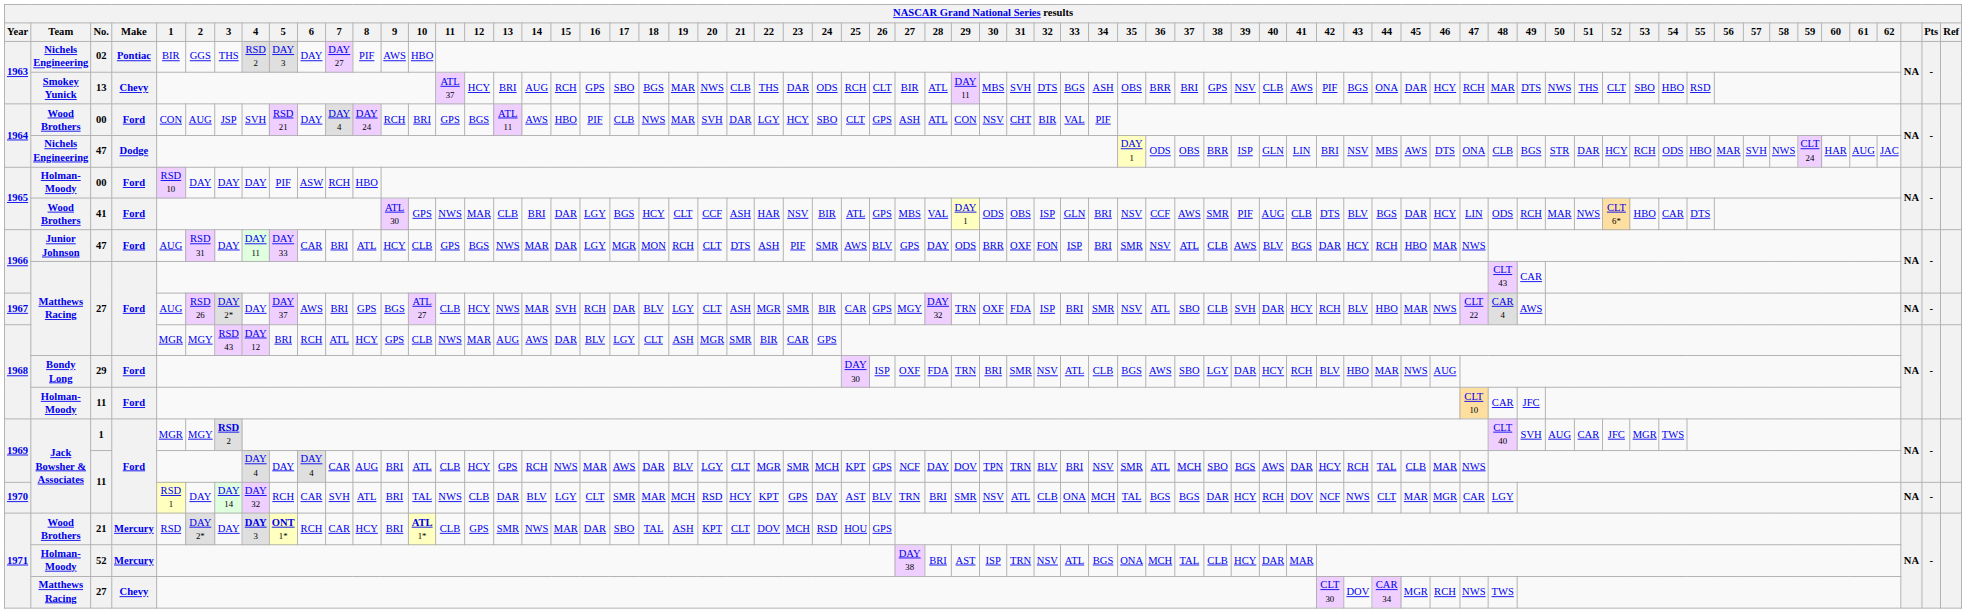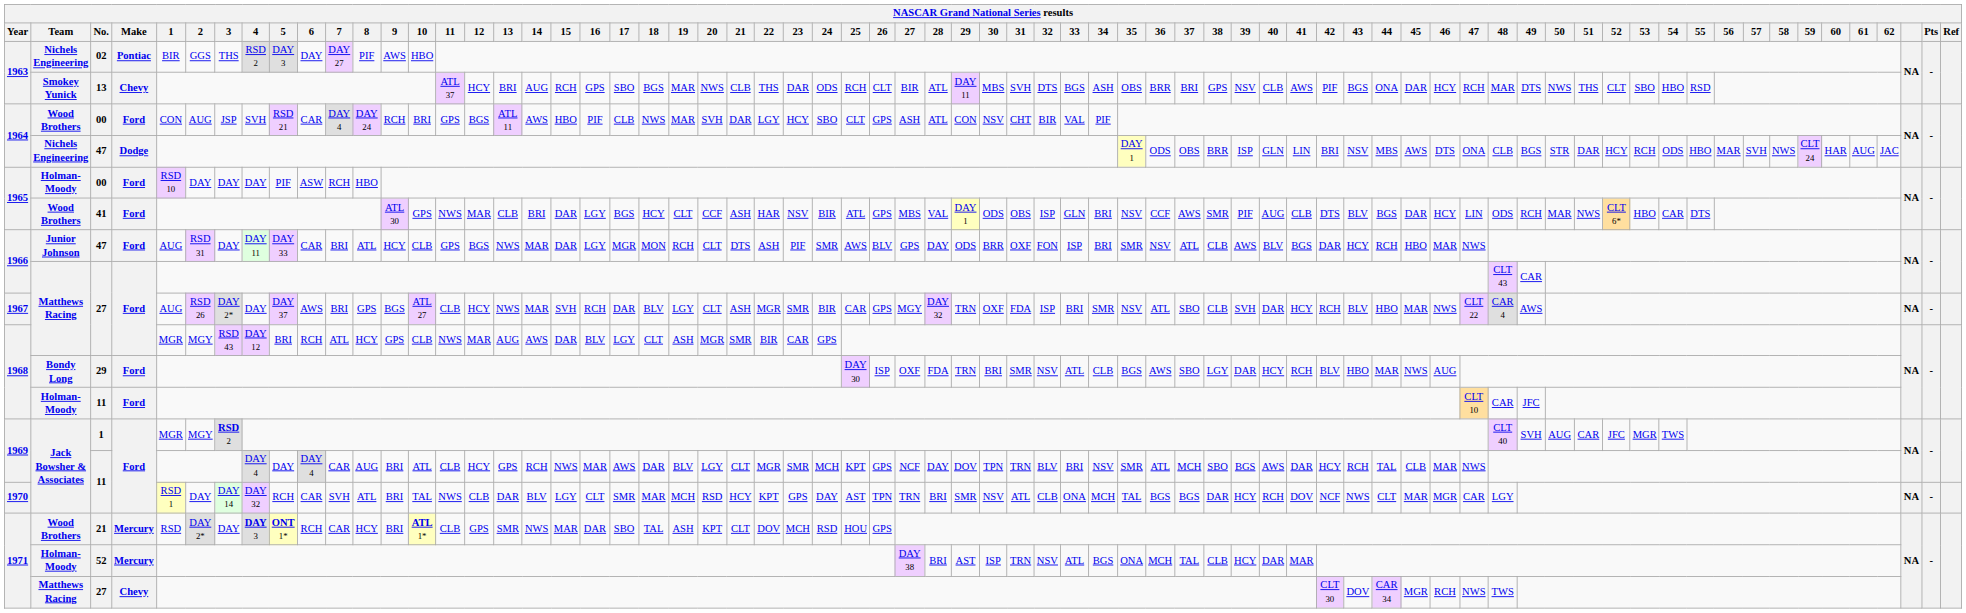(311, 119) DAY -> (311, 119) CAR
(882, 497) BLV -> (882, 497) TPN
